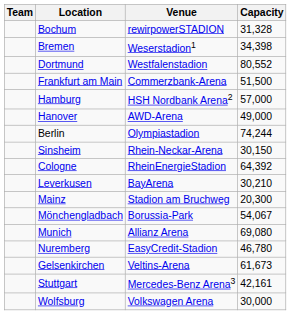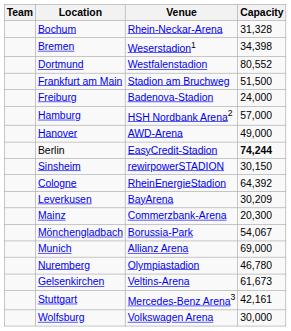(176, 29) rewirpowerSTADION -> (175, 29) Rhein-Neckar-Arena
(177, 81) Commerzbank-Arena -> (179, 81) Stadion am Bruchweg
+ row: (57, 98)
(164, 133) Olympiastadion -> (173, 150) EasyCredit-Stadion
(256, 133) normal -> (256, 150) bold
(175, 150) Rhein-Neckar-Arena -> (176, 166) rewirpowerSTADION
(256, 183) 30,210 -> (256, 199) 30,209
(179, 199) Stadion am Bruchweg -> (177, 216) Commerzbank-Arena
(256, 232) 69,080 -> (256, 249) 69,000
(173, 249) EasyCredit-Stadion -> (164, 265) Olympiastadion
